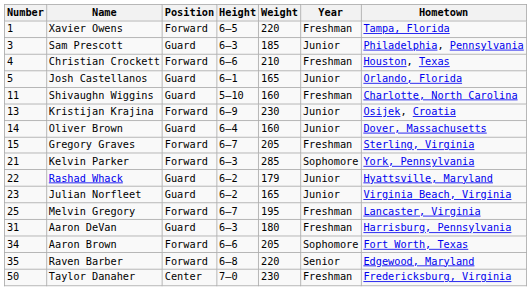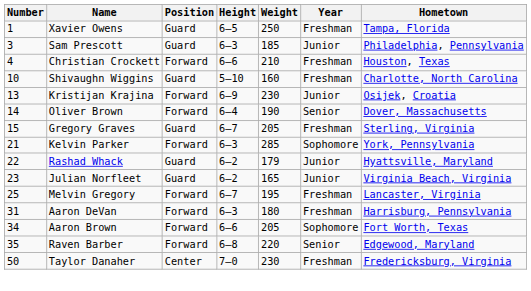(186, 30) Forward -> (180, 30) Guard
(270, 30) 220 -> (270, 30) 250
- row: (98, 79)
(13, 96) 11 -> (13, 79) 10
(180, 129) Guard -> (186, 112) Forward
(270, 129) 160 -> (270, 112) 190
(321, 129) Junior -> (321, 112) Senior
(186, 145) Forward -> (180, 129) Guard
(180, 228) Guard -> (186, 212) Forward
